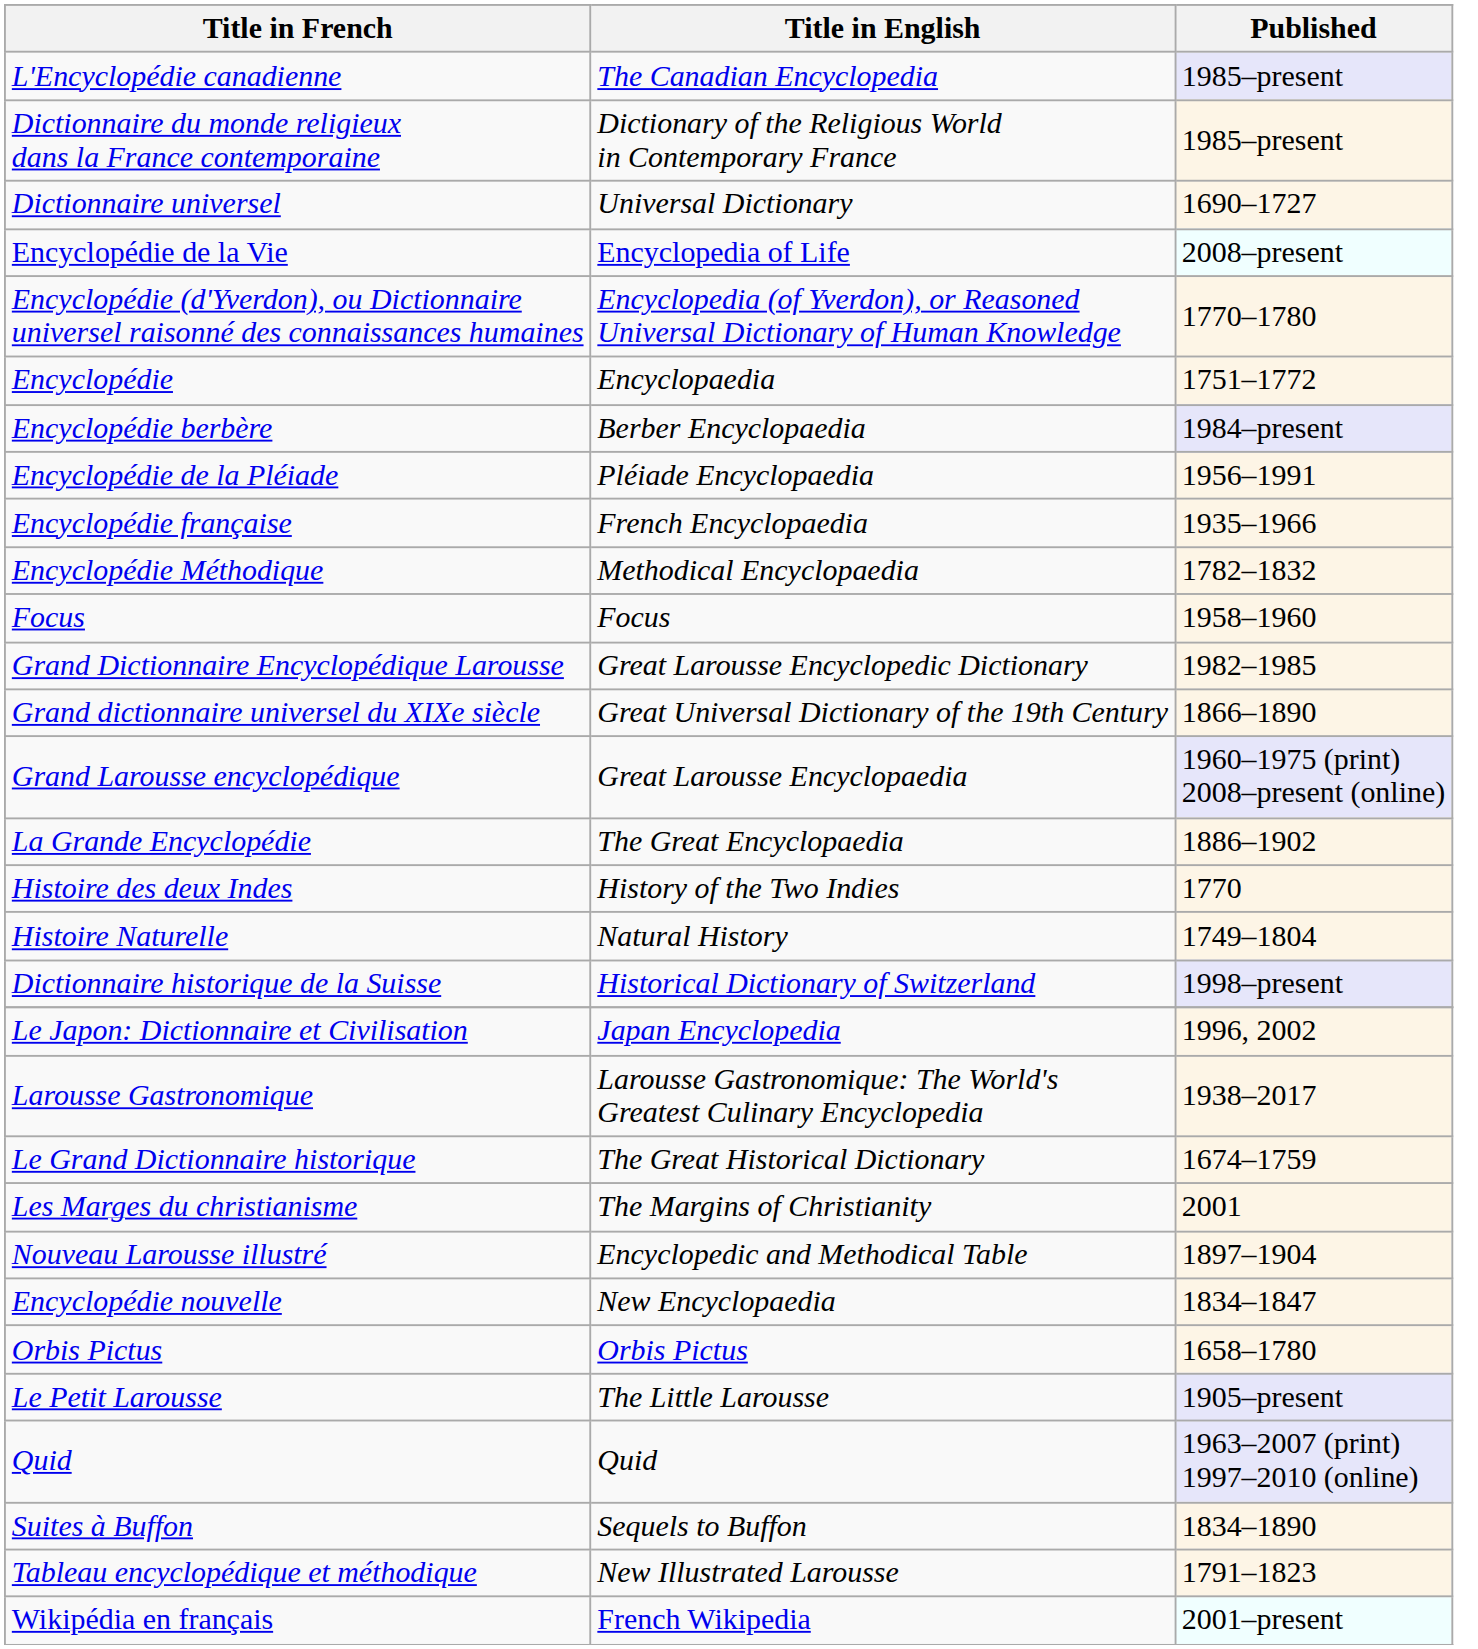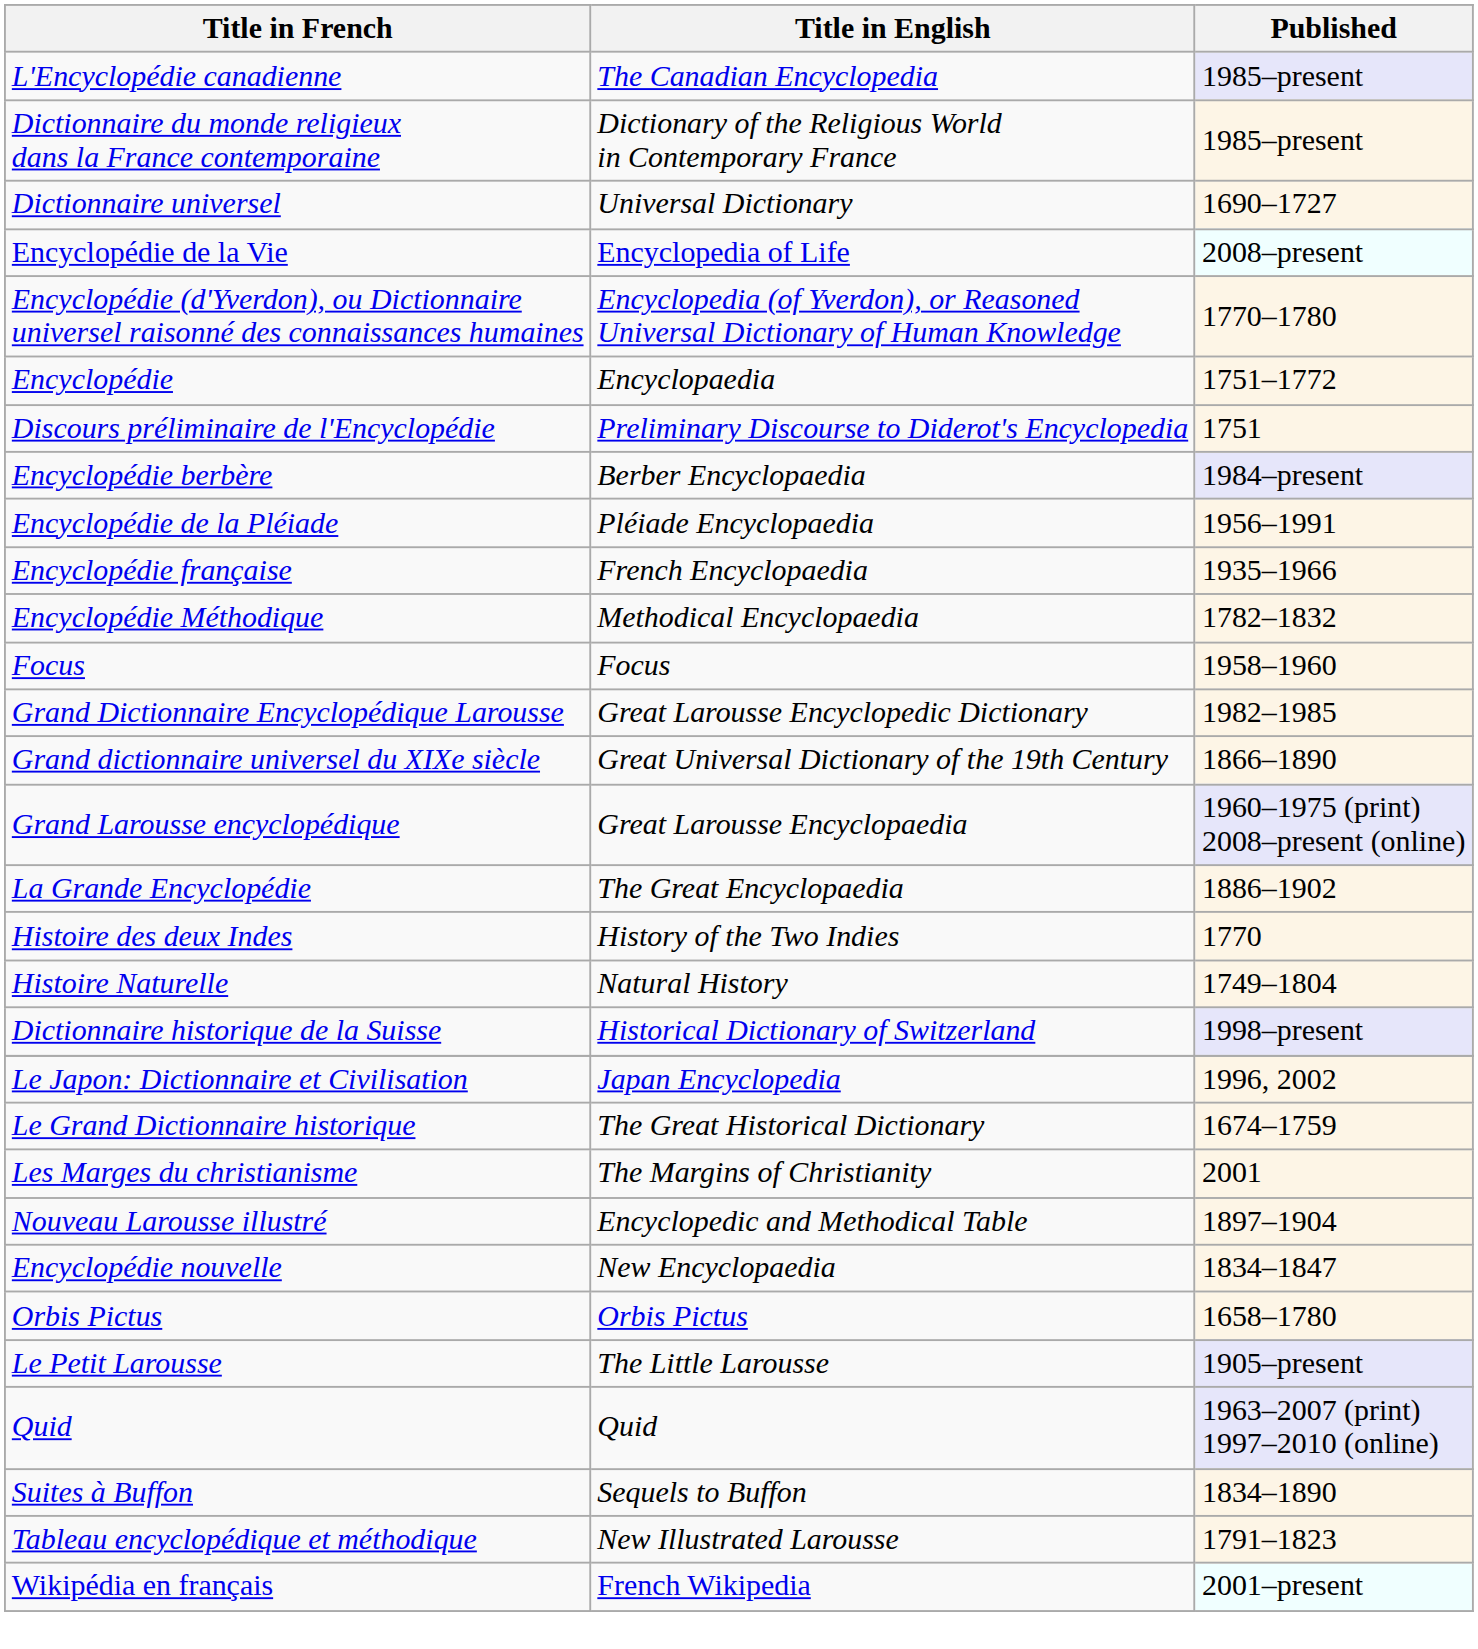+ row: (253, 427)
- row: (162, 1095)
